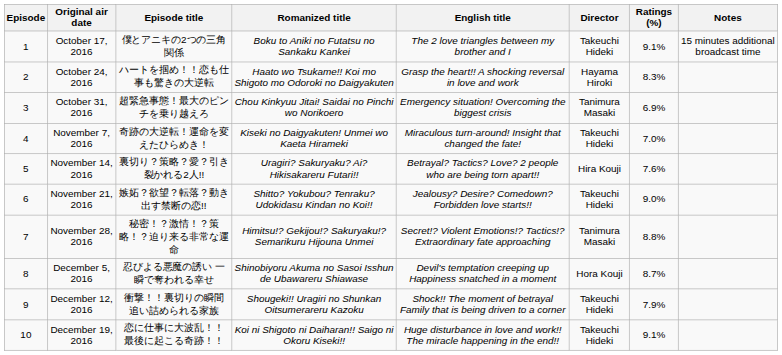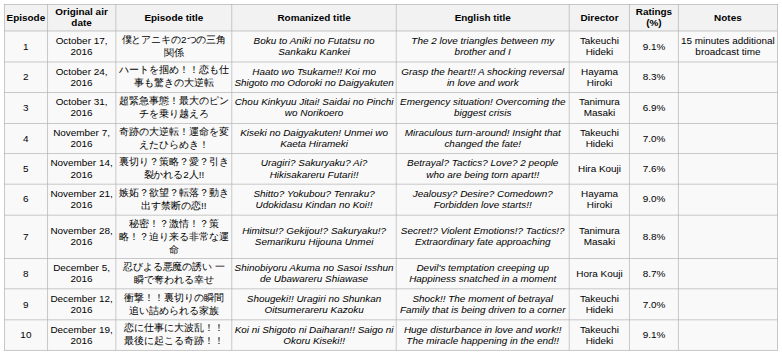(599, 199) Takeuchi Hideki -> (599, 199) Hayama Hiroki
(654, 304) 7.9% -> (654, 304) 7.0%
